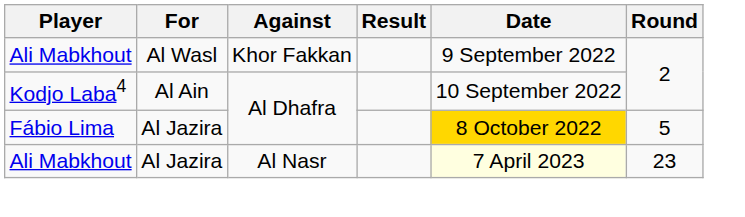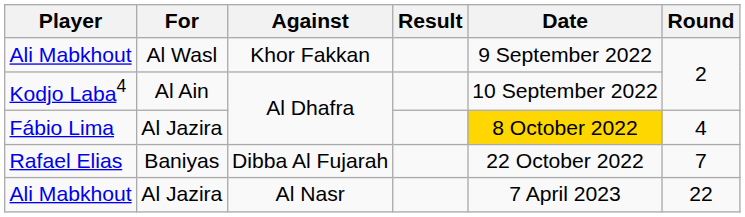(665, 127) 5 -> (701, 127) 4
+ row: (66, 160)
(529, 160) lightyellow background -> (565, 194) no background
(665, 160) 23 -> (701, 194) 22
